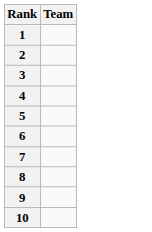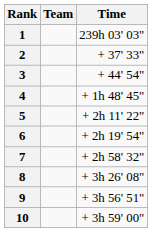+ column: (112, 14)
